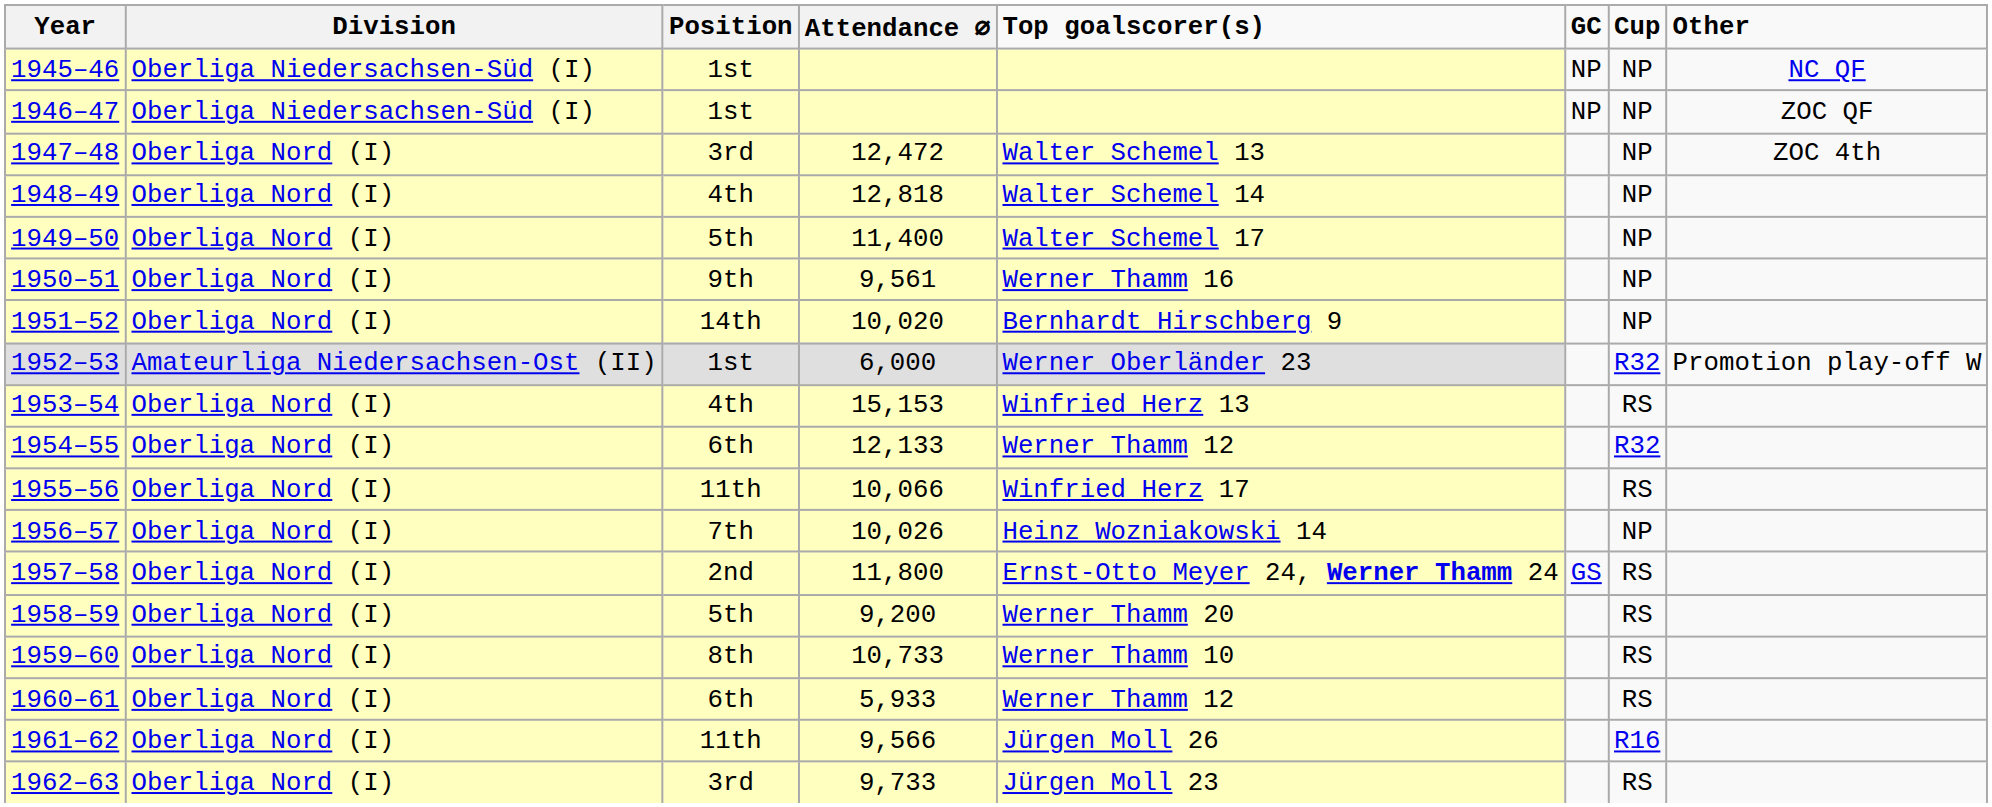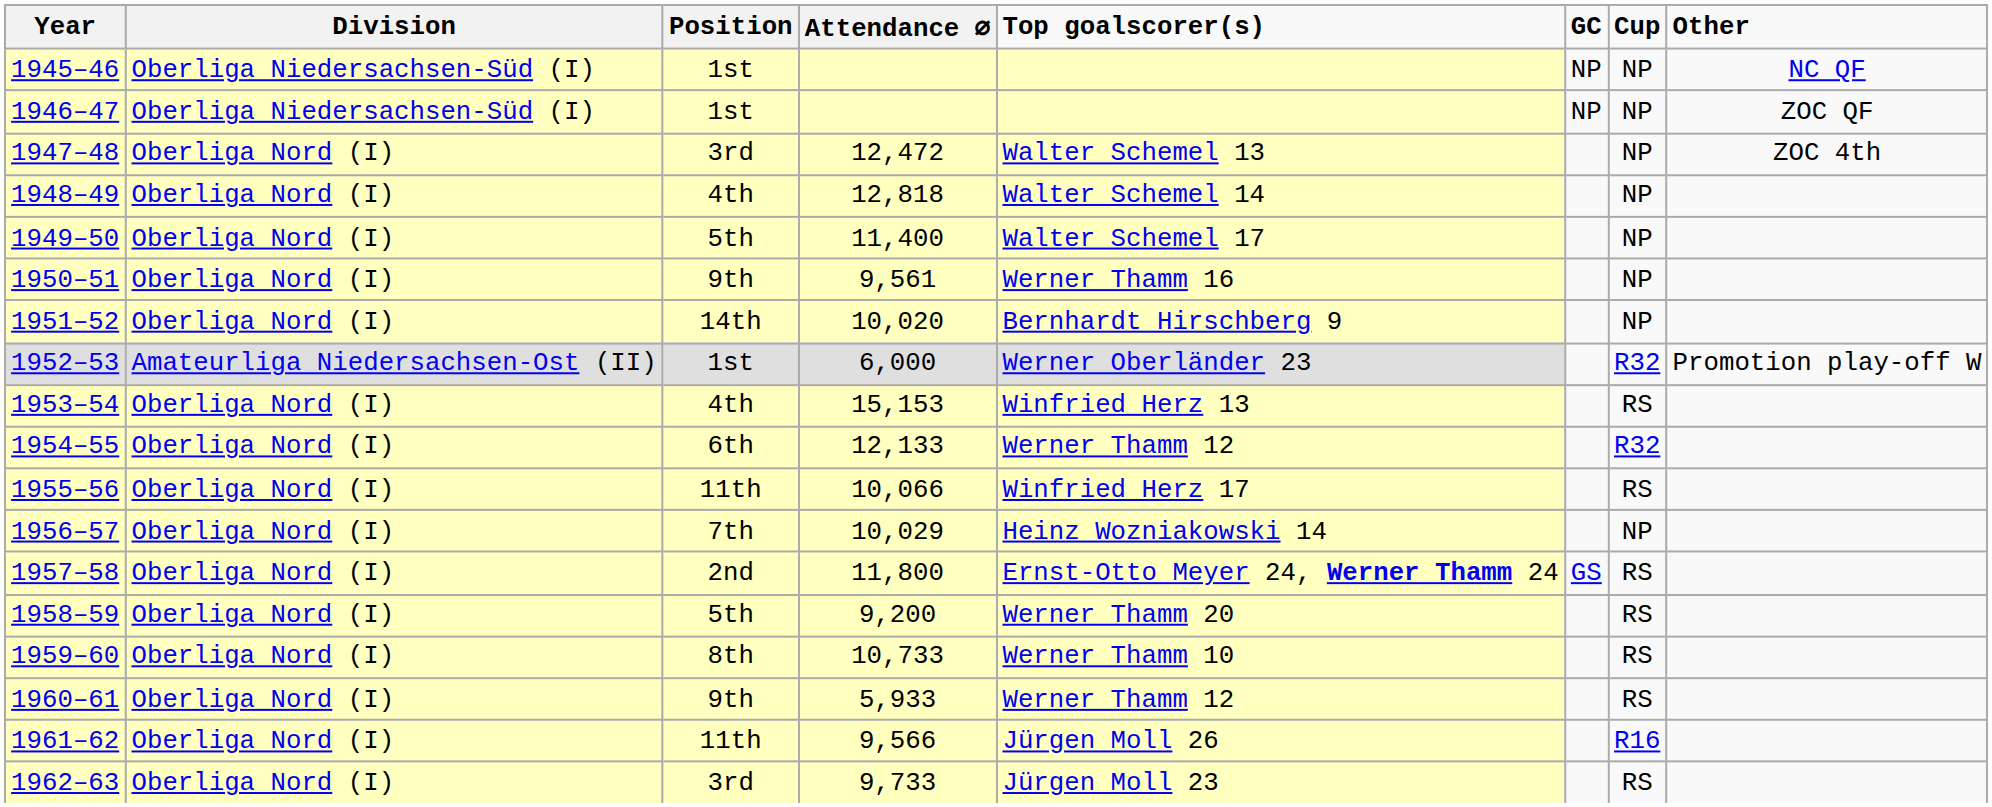(898, 531) 10,026 -> (898, 531) 10,029
(731, 699) 6th -> (731, 699) 9th
